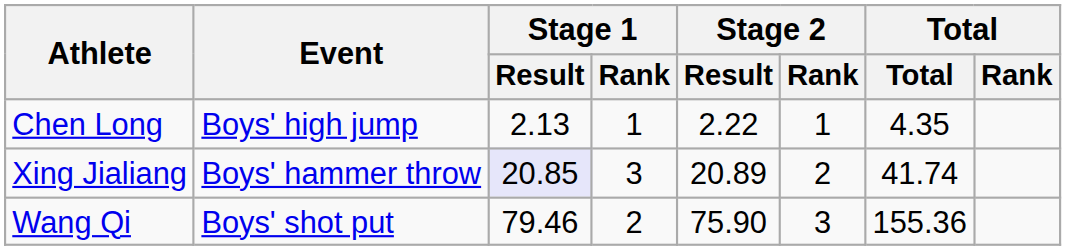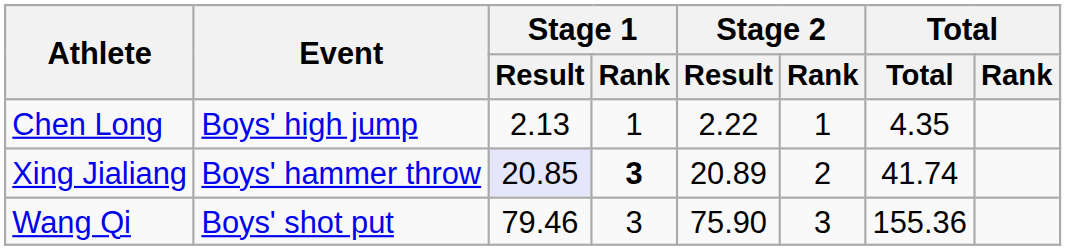(634, 173) normal -> (634, 173) bold
(634, 222) 2 -> (634, 222) 3
